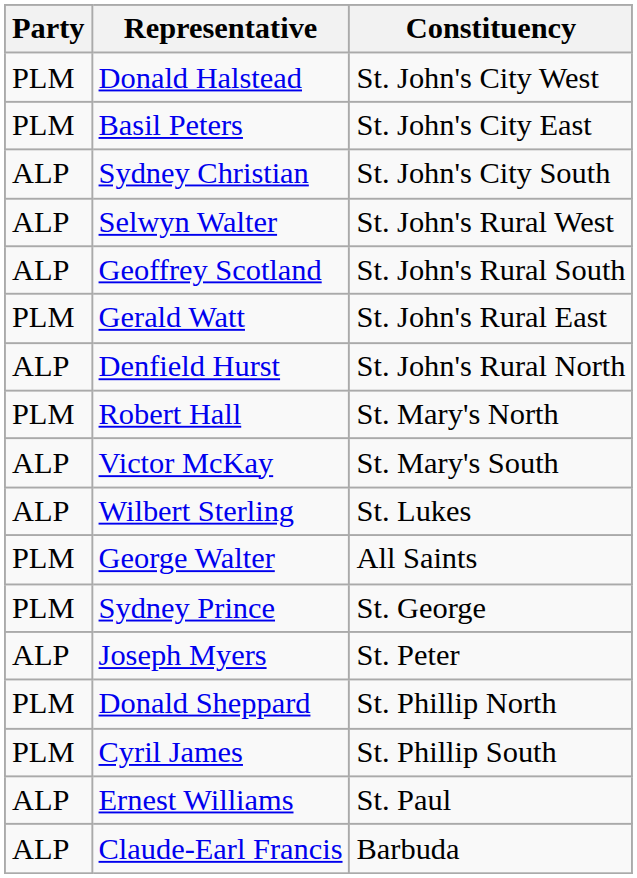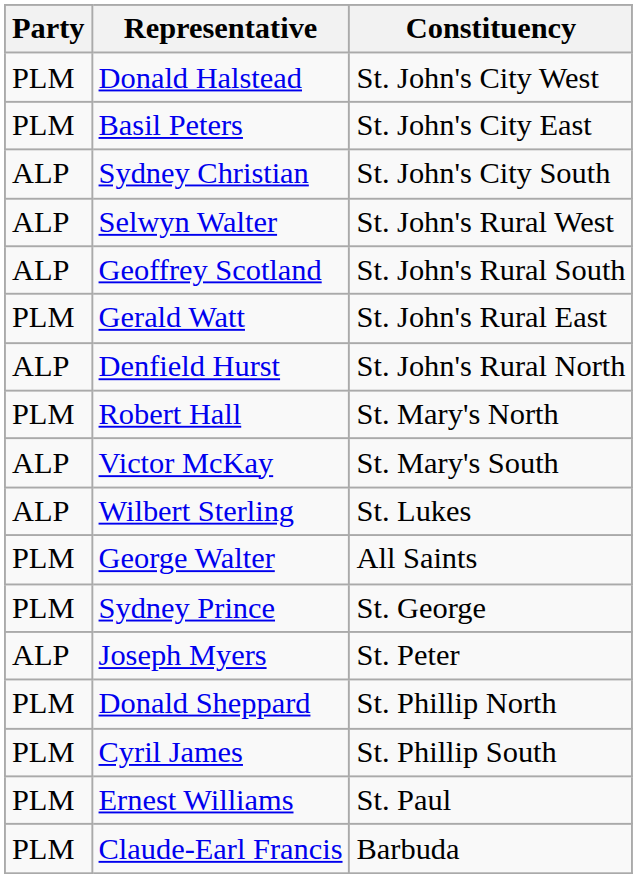(41, 800) ALP -> (43, 800) PLM
(41, 848) ALP -> (43, 848) PLM
